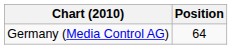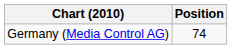(199, 34) 64 -> (199, 34) 74
